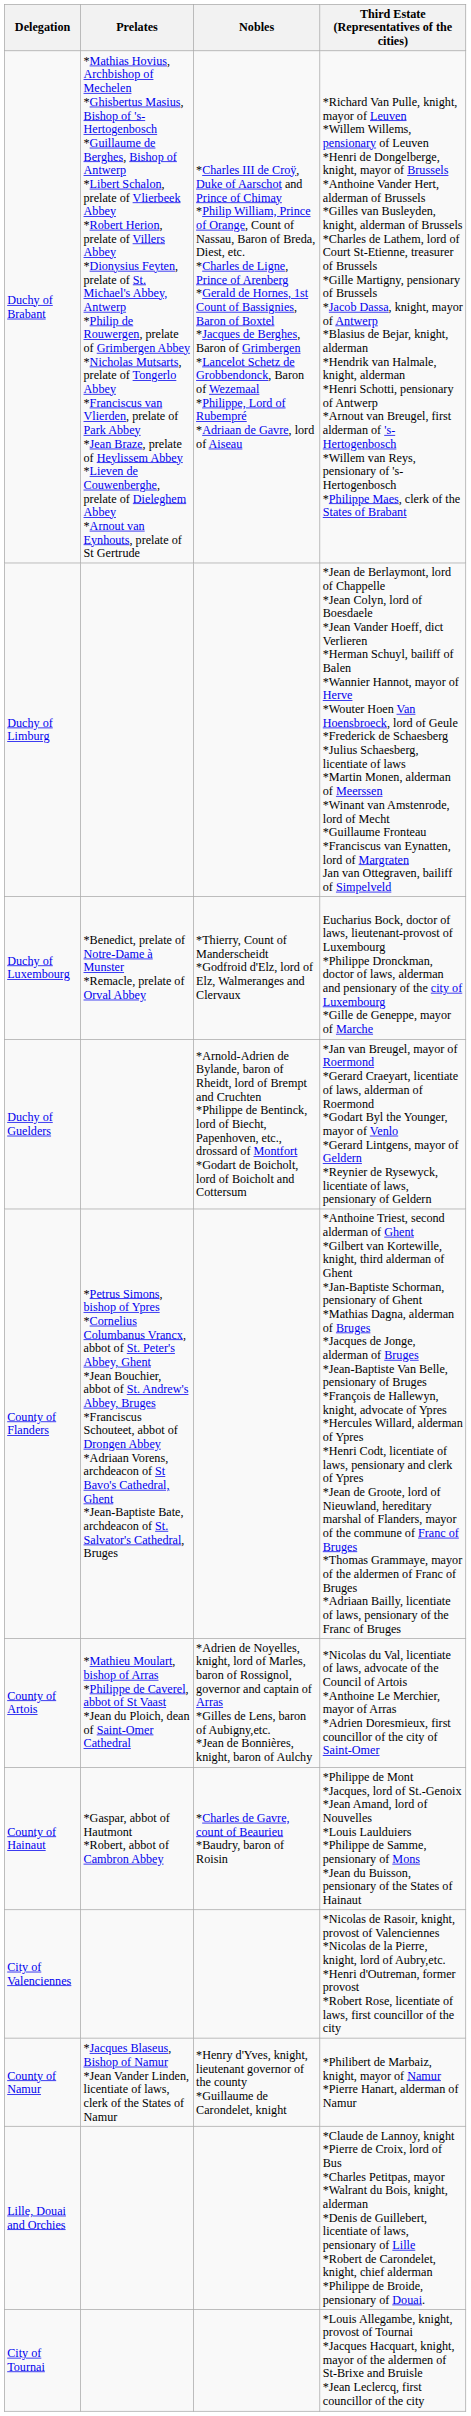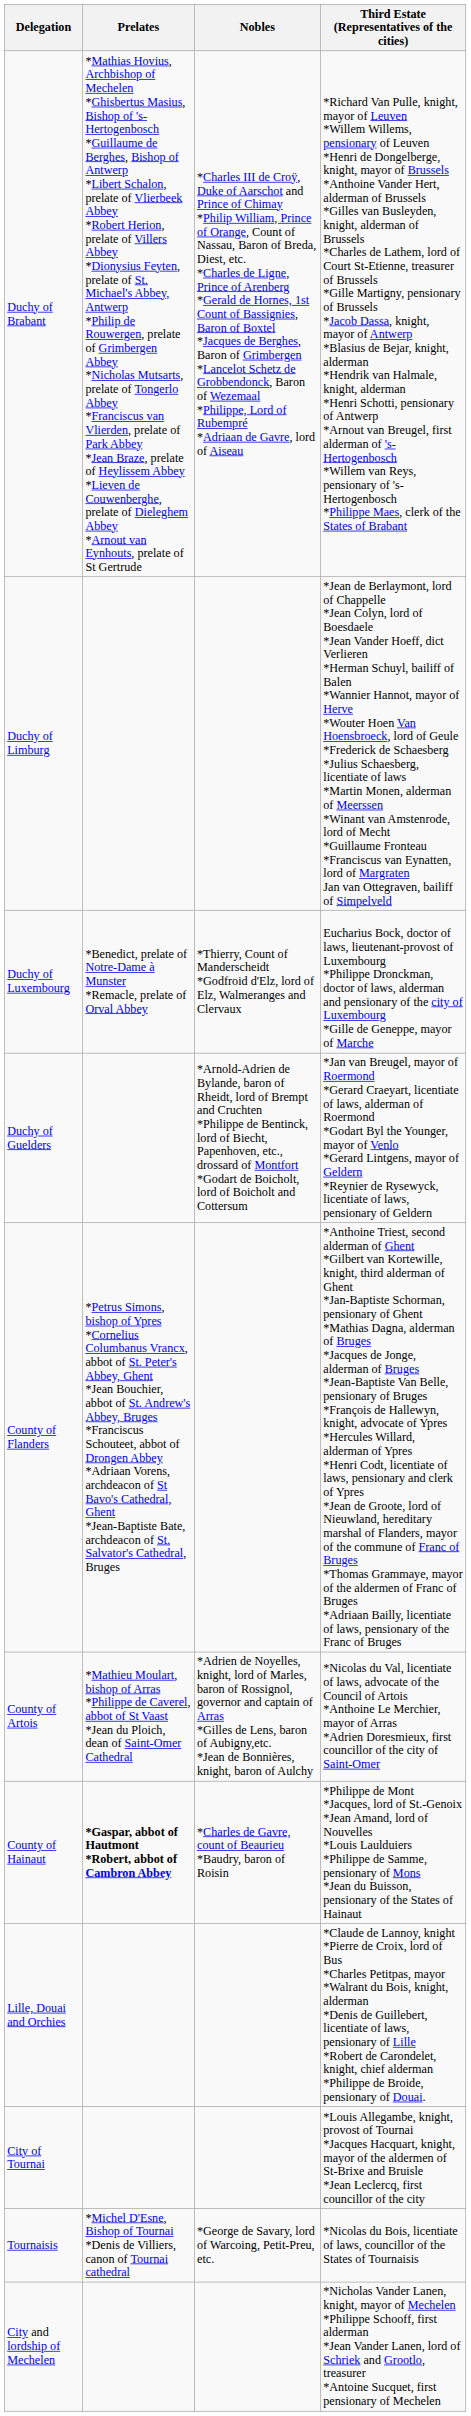(127, 1838) normal -> (132, 1852) bold
- row: (39, 1974)
- row: (32, 2082)
+ row: (32, 2245)
+ row: (34, 2346)
